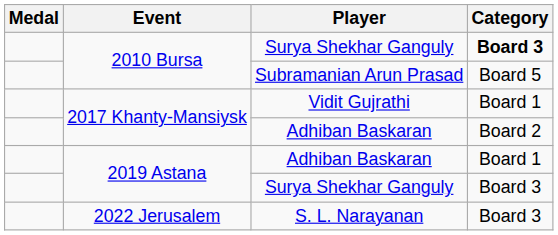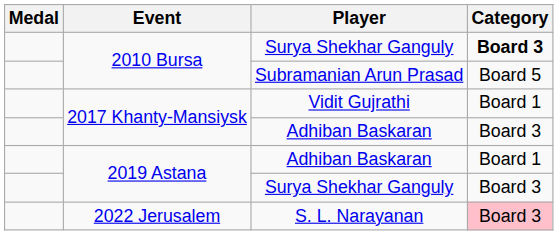(510, 131) Board 2 -> (510, 131) Board 3
(510, 215) no background -> (510, 215) pink background
